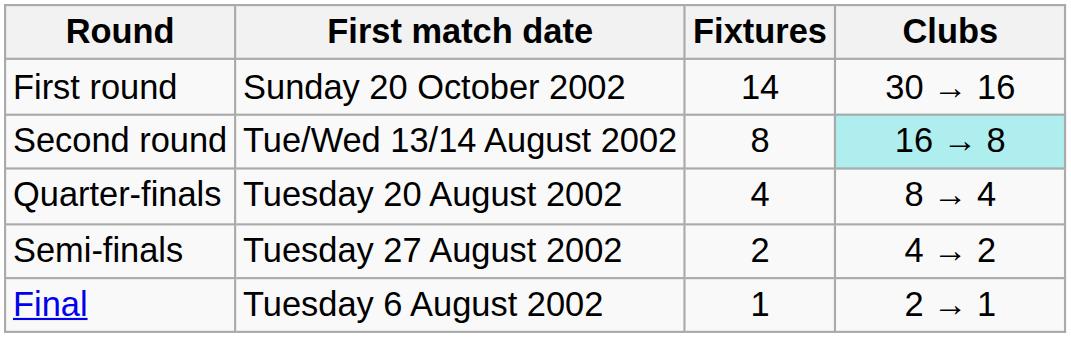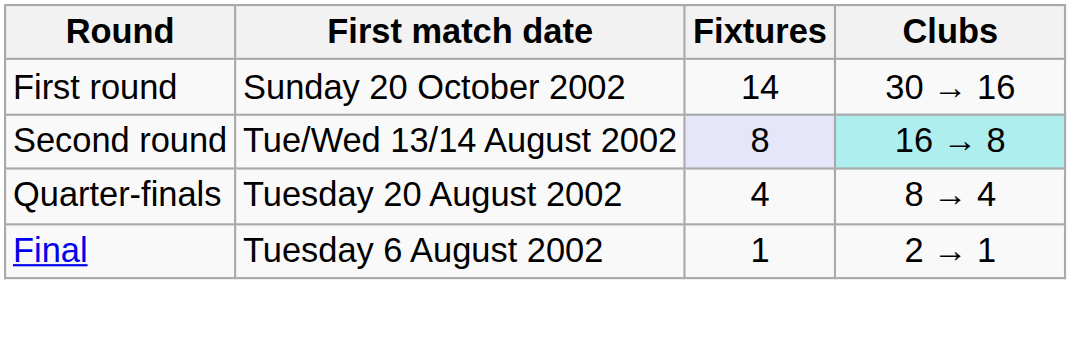(760, 140) no background -> (760, 140) lavender background
- row: (98, 250)
